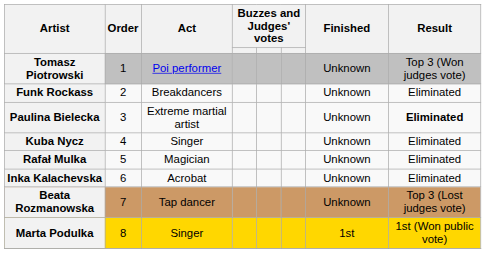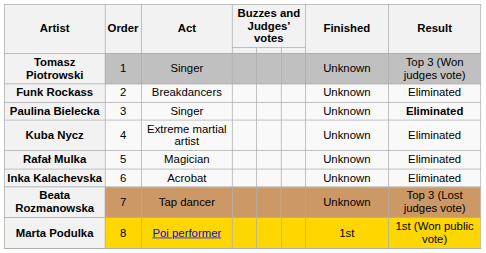(187, 68) Poi performer -> (187, 68) Singer
(187, 117) Extreme martial artist -> (187, 111) Singer
(187, 141) Singer -> (187, 135) Extreme martial artist
(187, 233) Singer -> (187, 233) Poi performer
